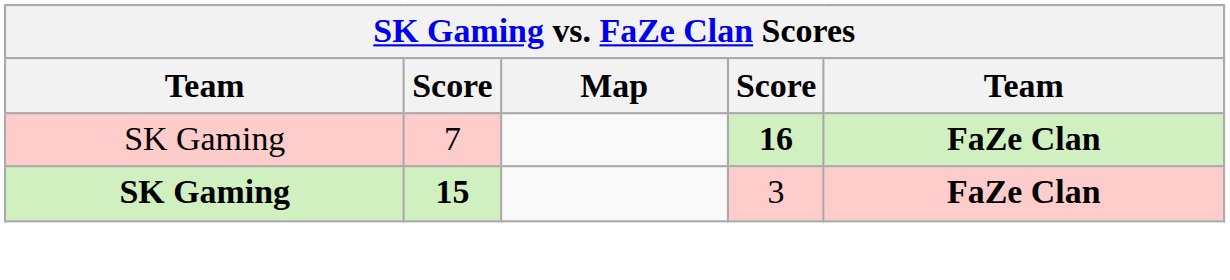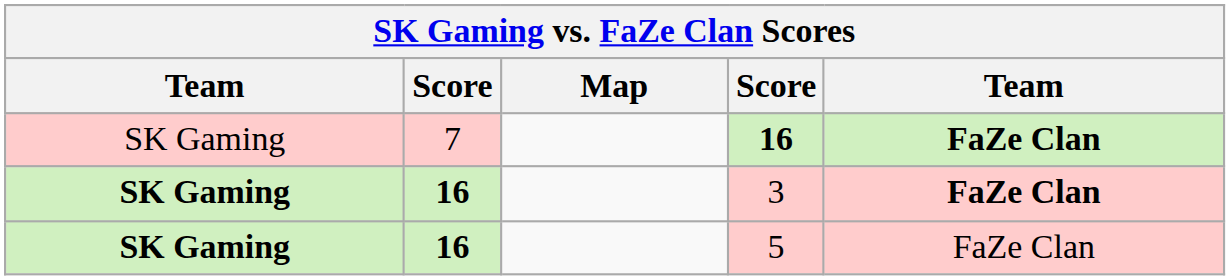(452, 192) 15 -> (452, 192) 16
+ row: (776, 246)
